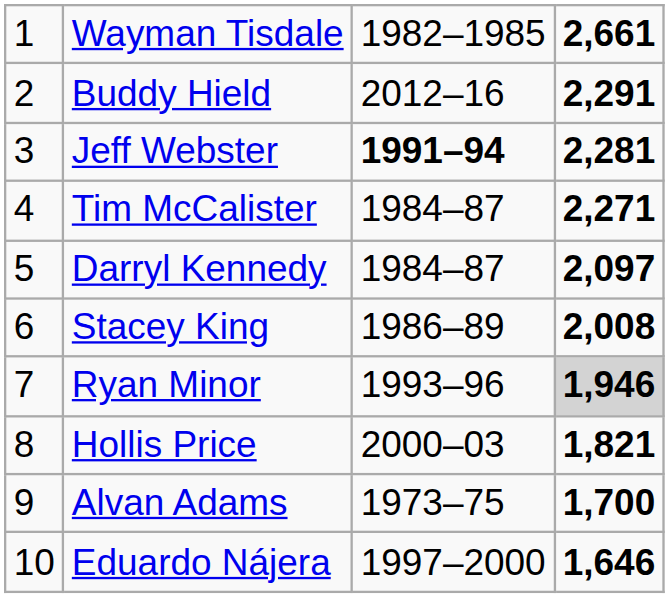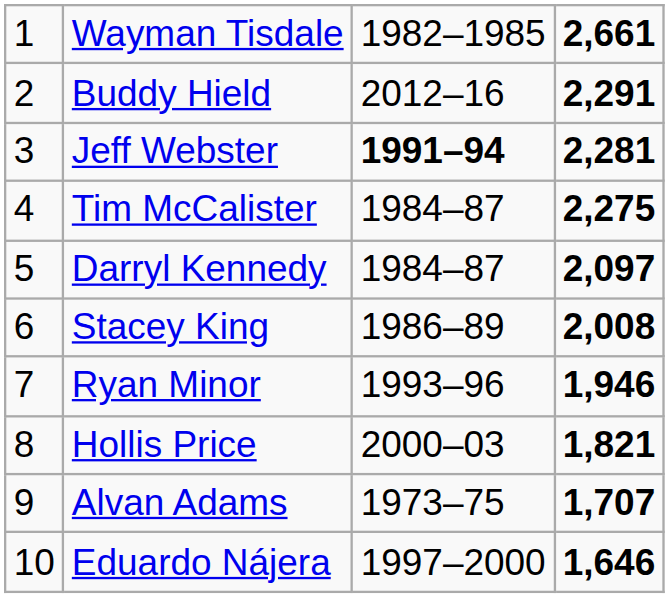(609, 209) 2,271 -> (609, 209) 2,275
(609, 385) lightgrey background -> (609, 385) no background
(609, 502) 1,700 -> (609, 502) 1,707
